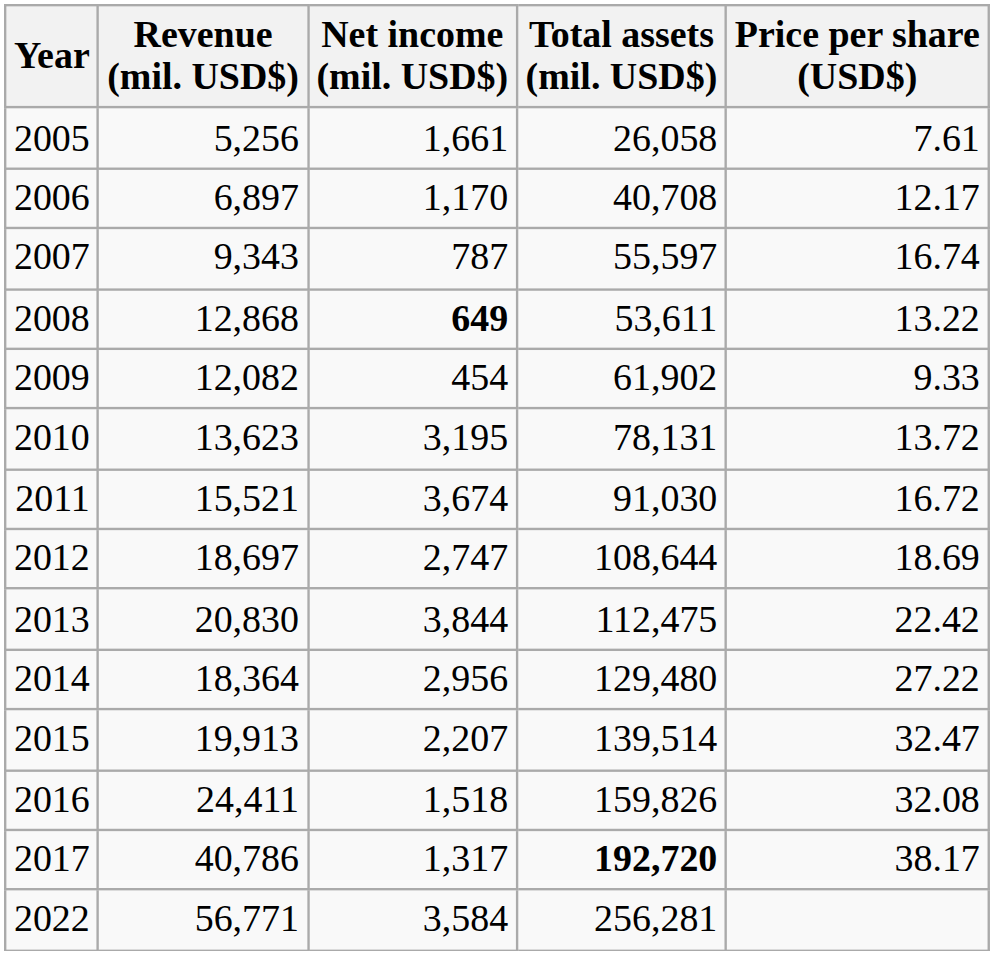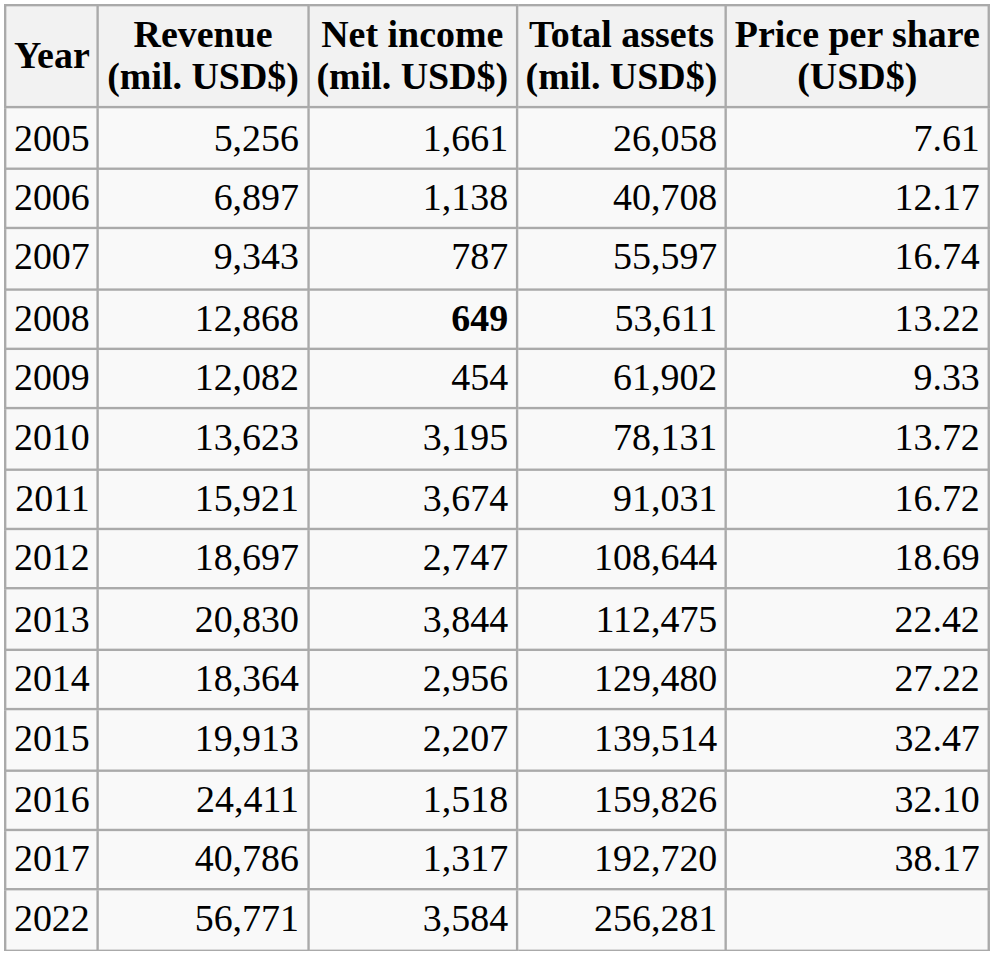(465, 197) 1,170 -> (465, 197) 1,138
(247, 498) 15,521 -> (247, 498) 15,921
(665, 498) 91,030 -> (665, 498) 91,031
(937, 798) 32.08 -> (937, 798) 32.10
(656, 859) bold -> (656, 859) normal
